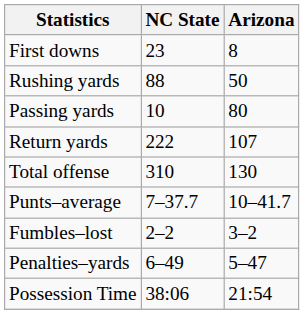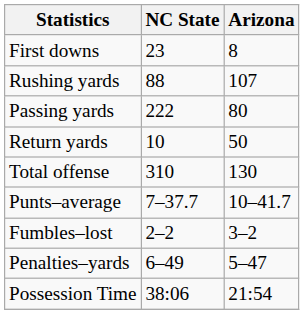(238, 80) 50 -> (243, 80) 107
(155, 111) 10 -> (160, 111) 222
(160, 141) 222 -> (155, 141) 10
(243, 141) 107 -> (238, 141) 50
